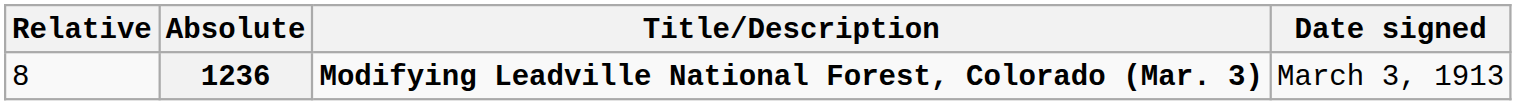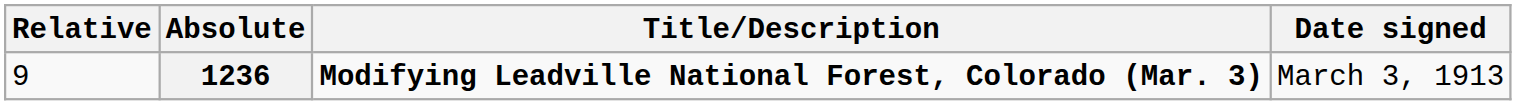(21, 76) 8 -> (21, 76) 9
